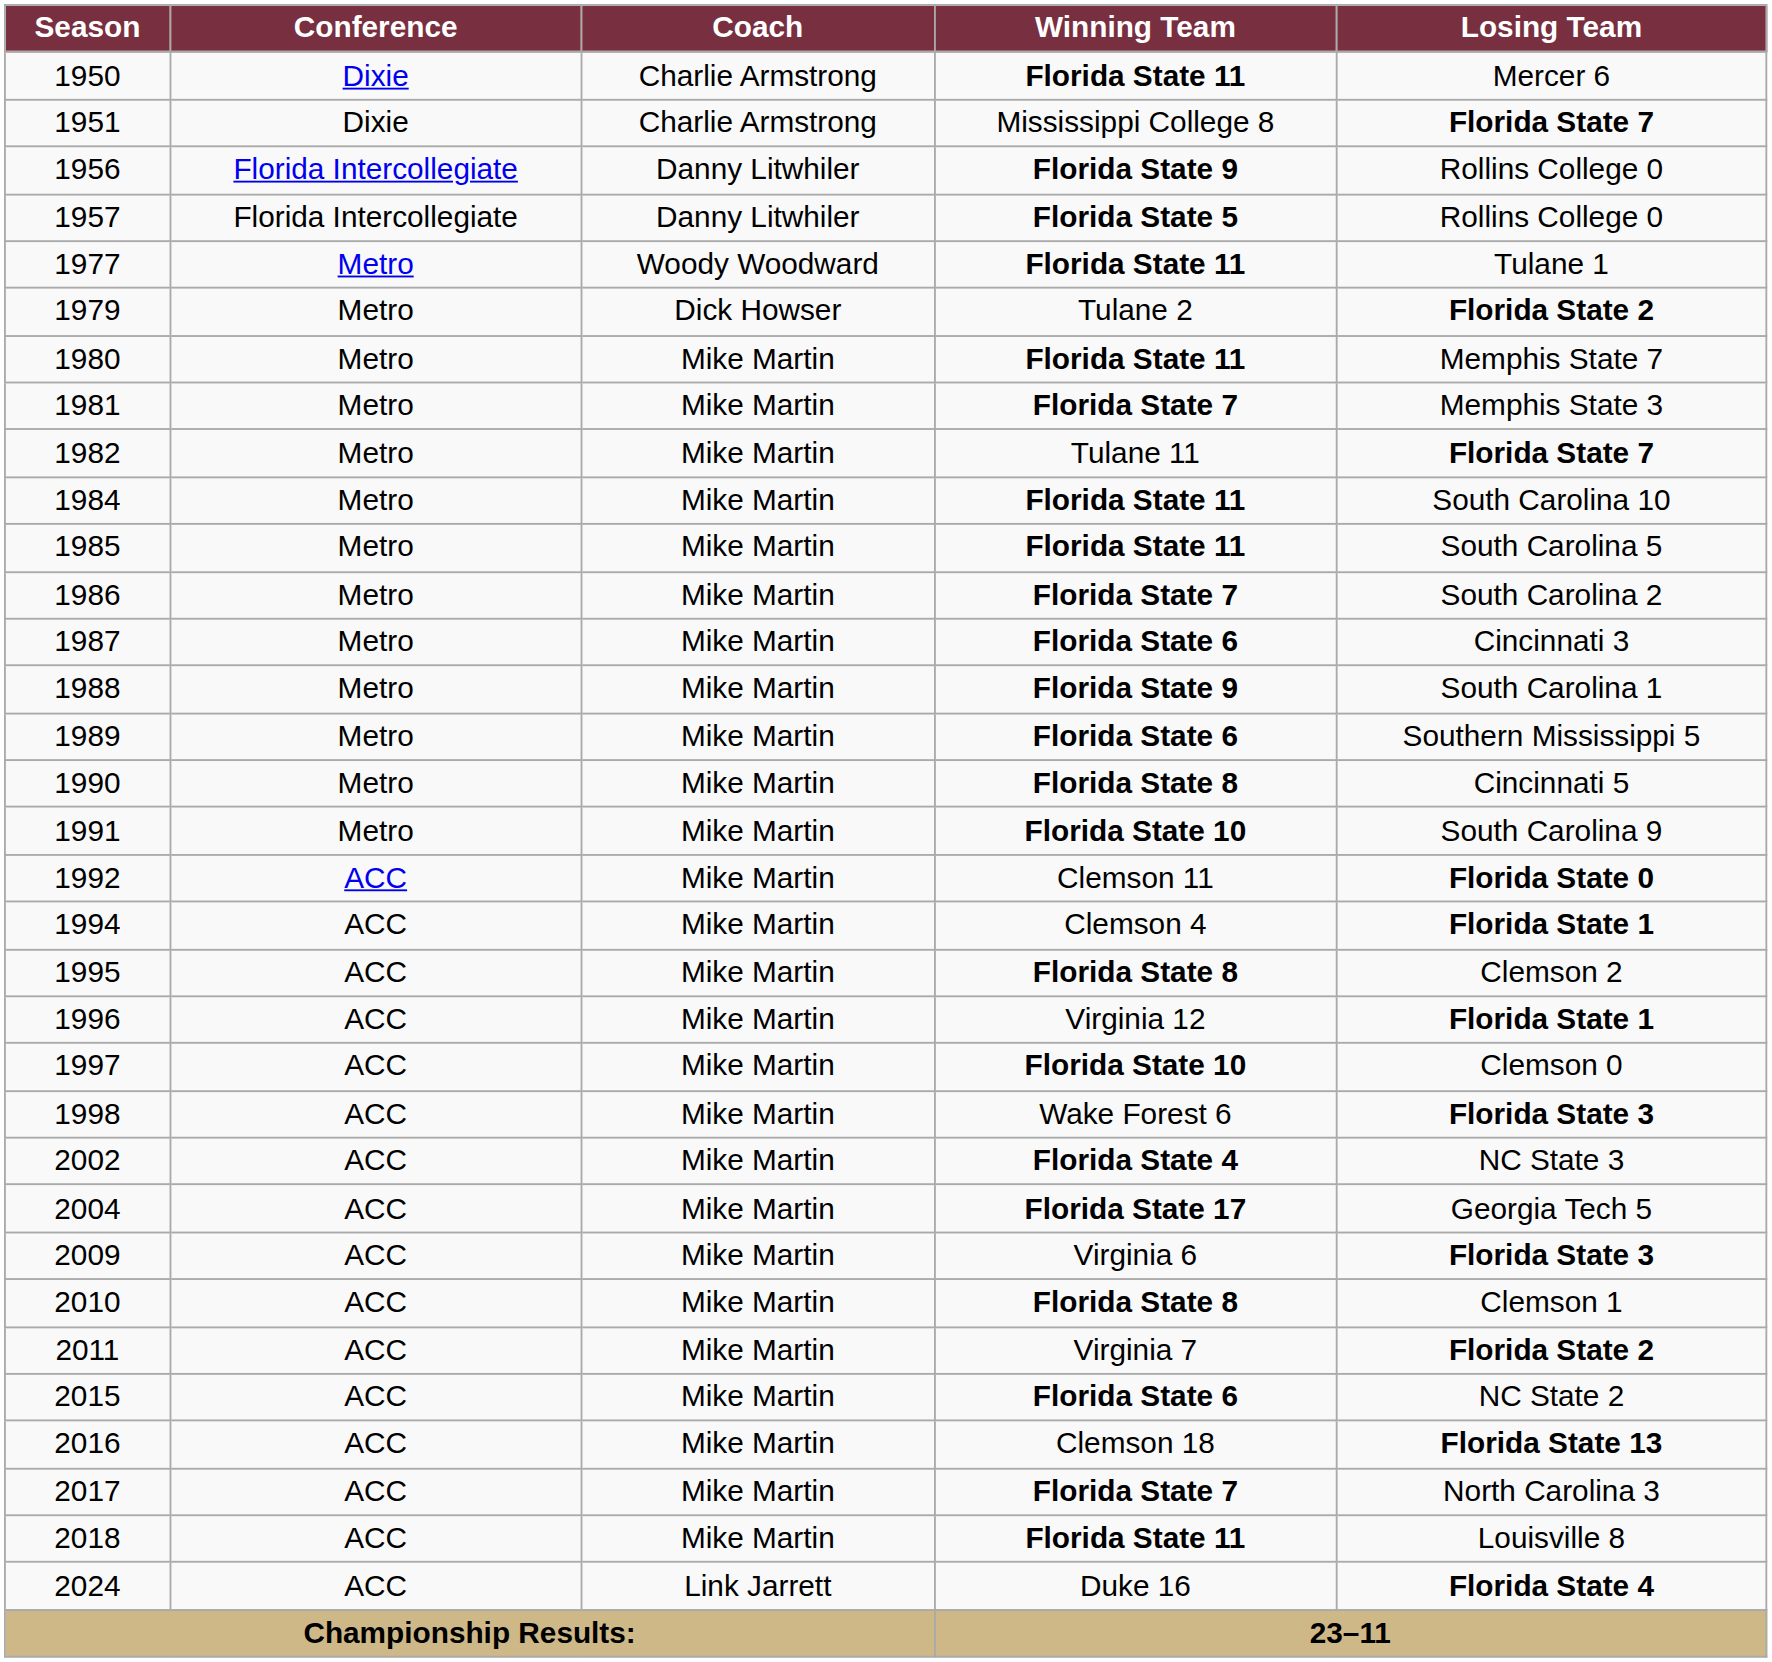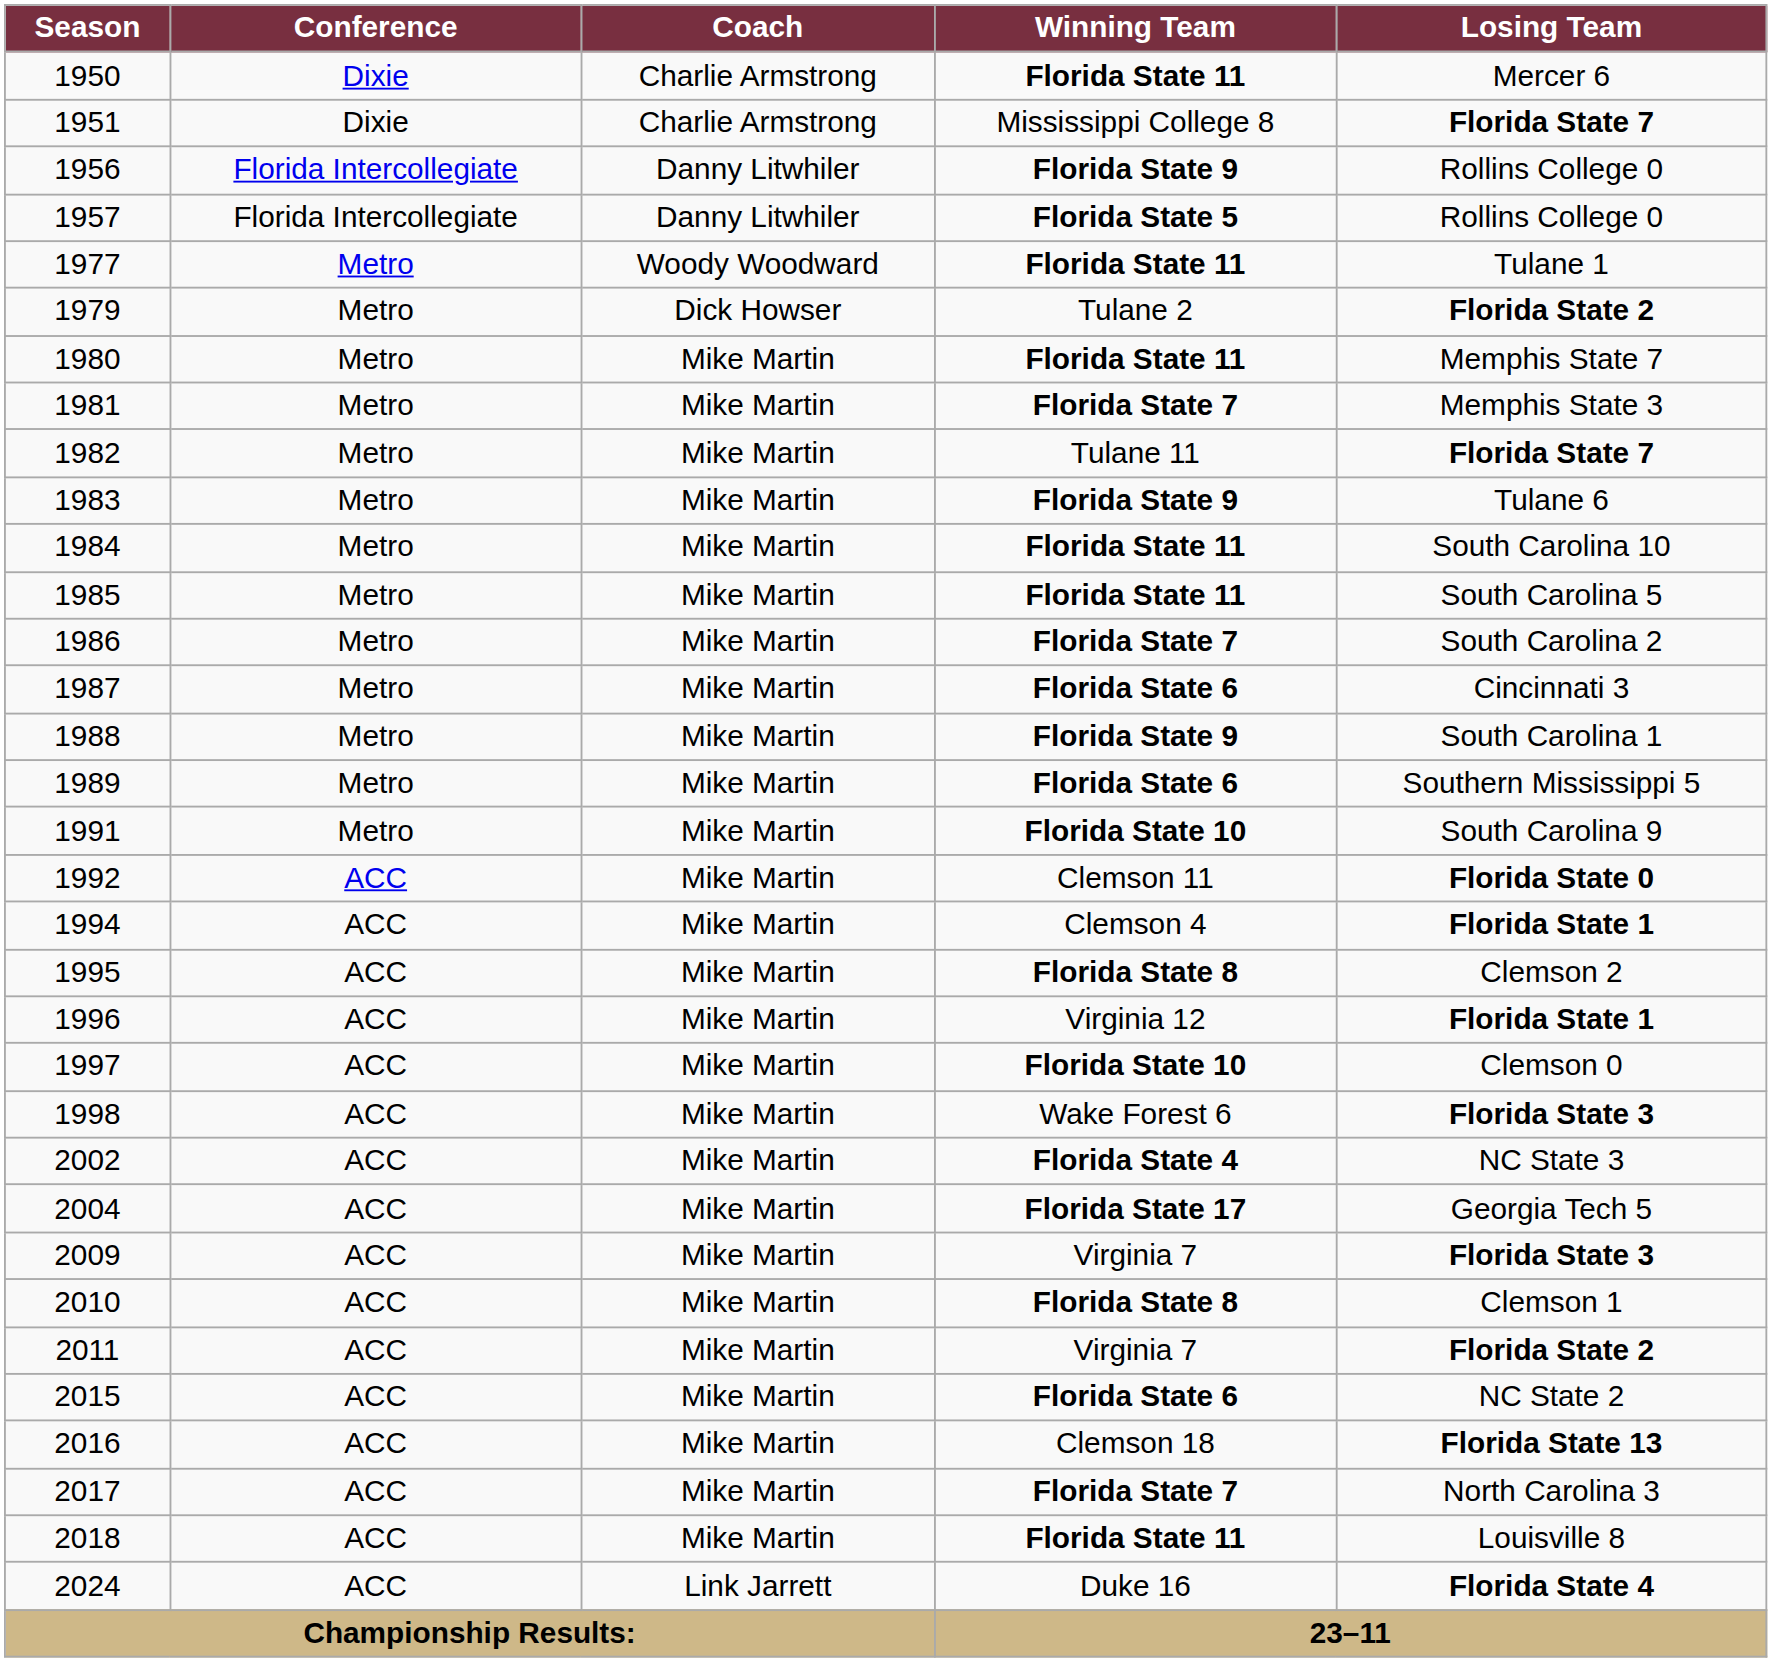+ row: (87, 500)
- row: (87, 783)
(1135, 1255) Virginia 6 -> (1135, 1255) Virginia 7
